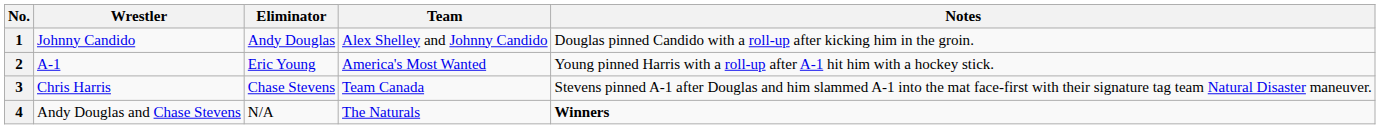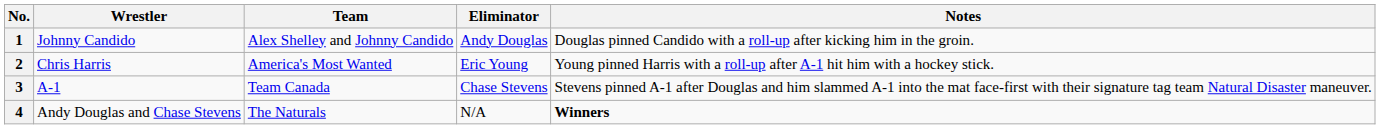columns swapped: (445, 16) <-> (291, 16)
(49, 64) A-1 -> (74, 64) Chris Harris
(74, 87) Chris Harris -> (49, 87) A-1
